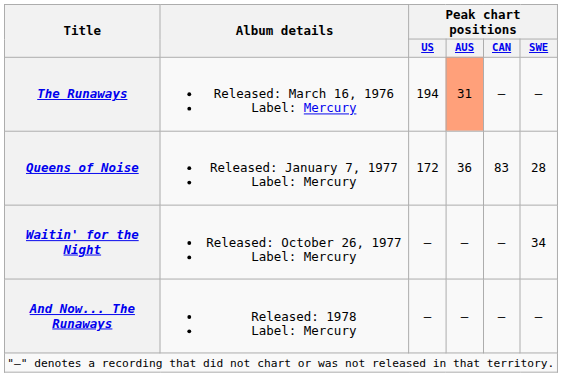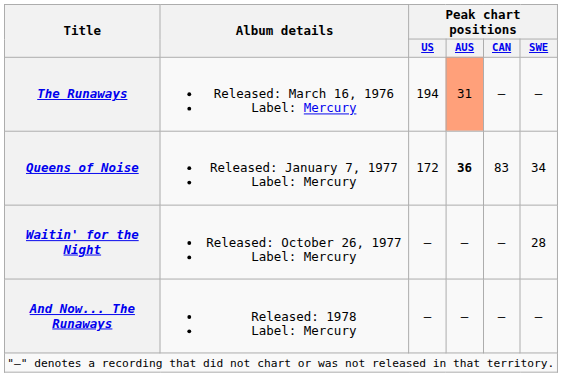(465, 168) normal -> (465, 168) bold
(539, 168) 28 -> (539, 168) 34
(539, 242) 34 -> (539, 242) 28
